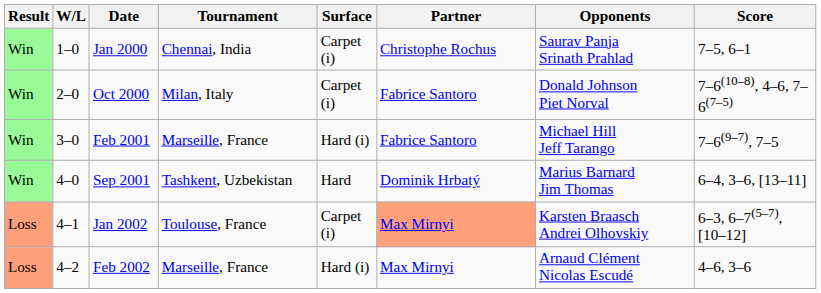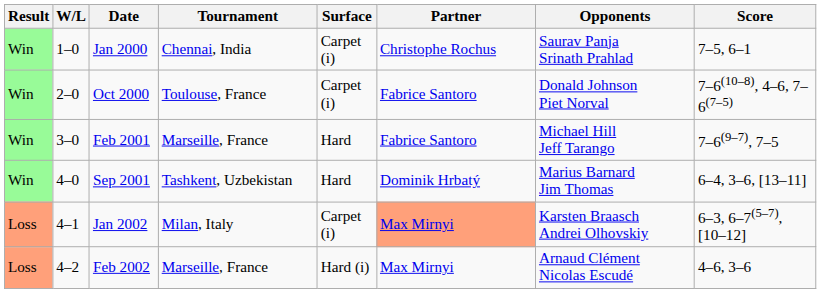(198, 94) Milan, Italy -> (214, 94) Toulouse, France
(345, 139) Hard (i) -> (336, 139) Hard
(214, 224) Toulouse, France -> (198, 224) Milan, Italy
